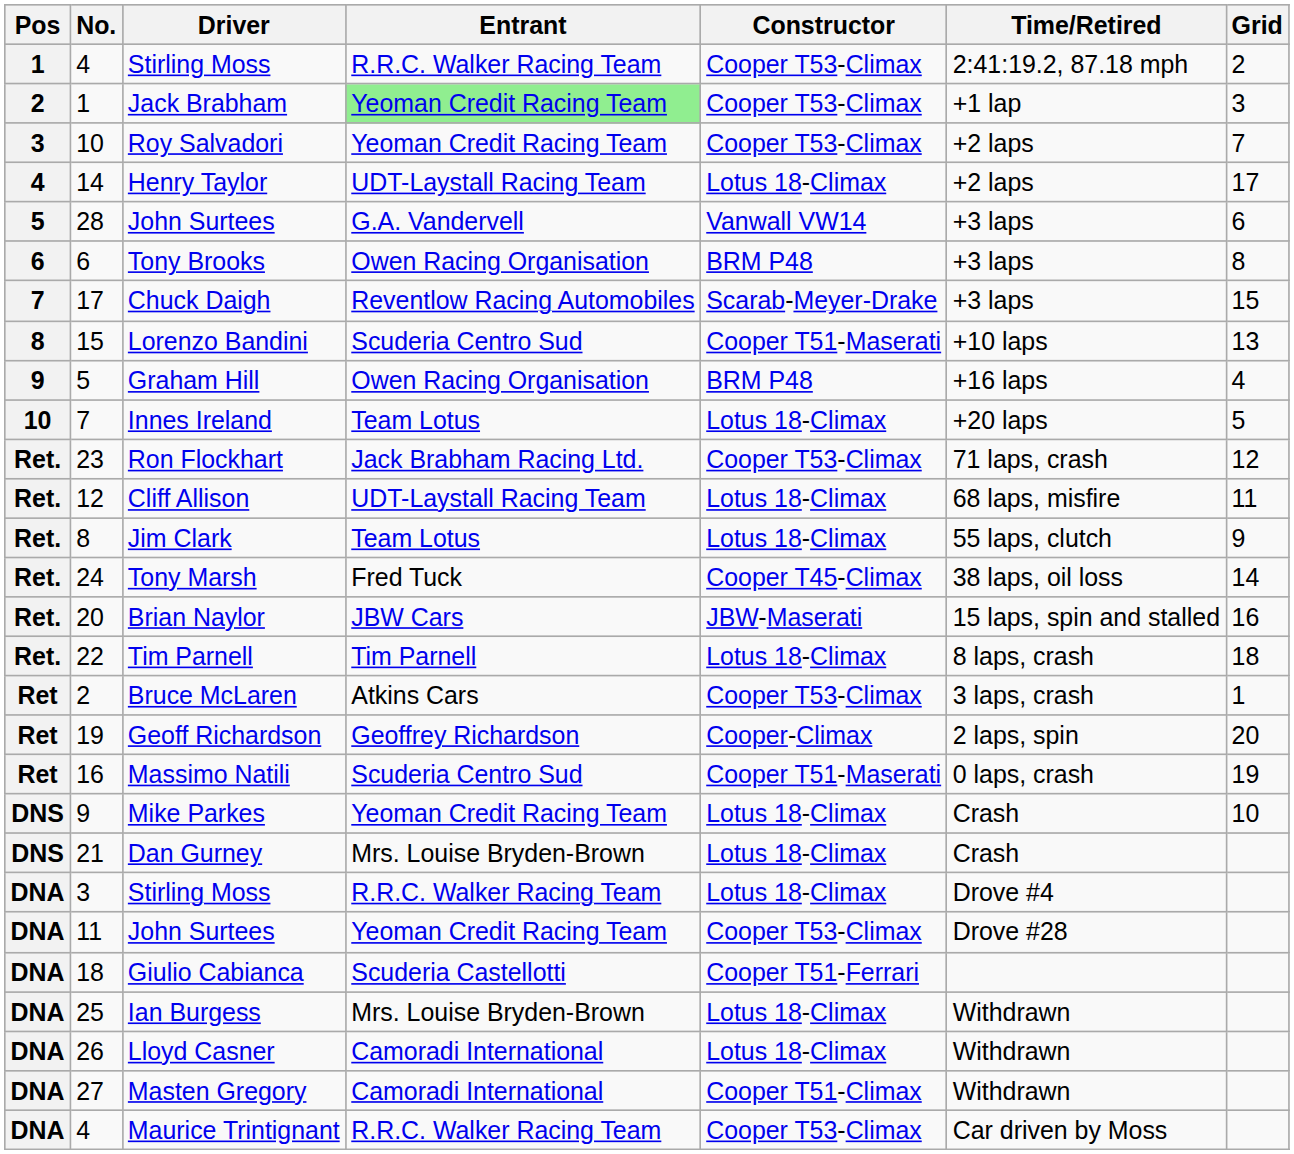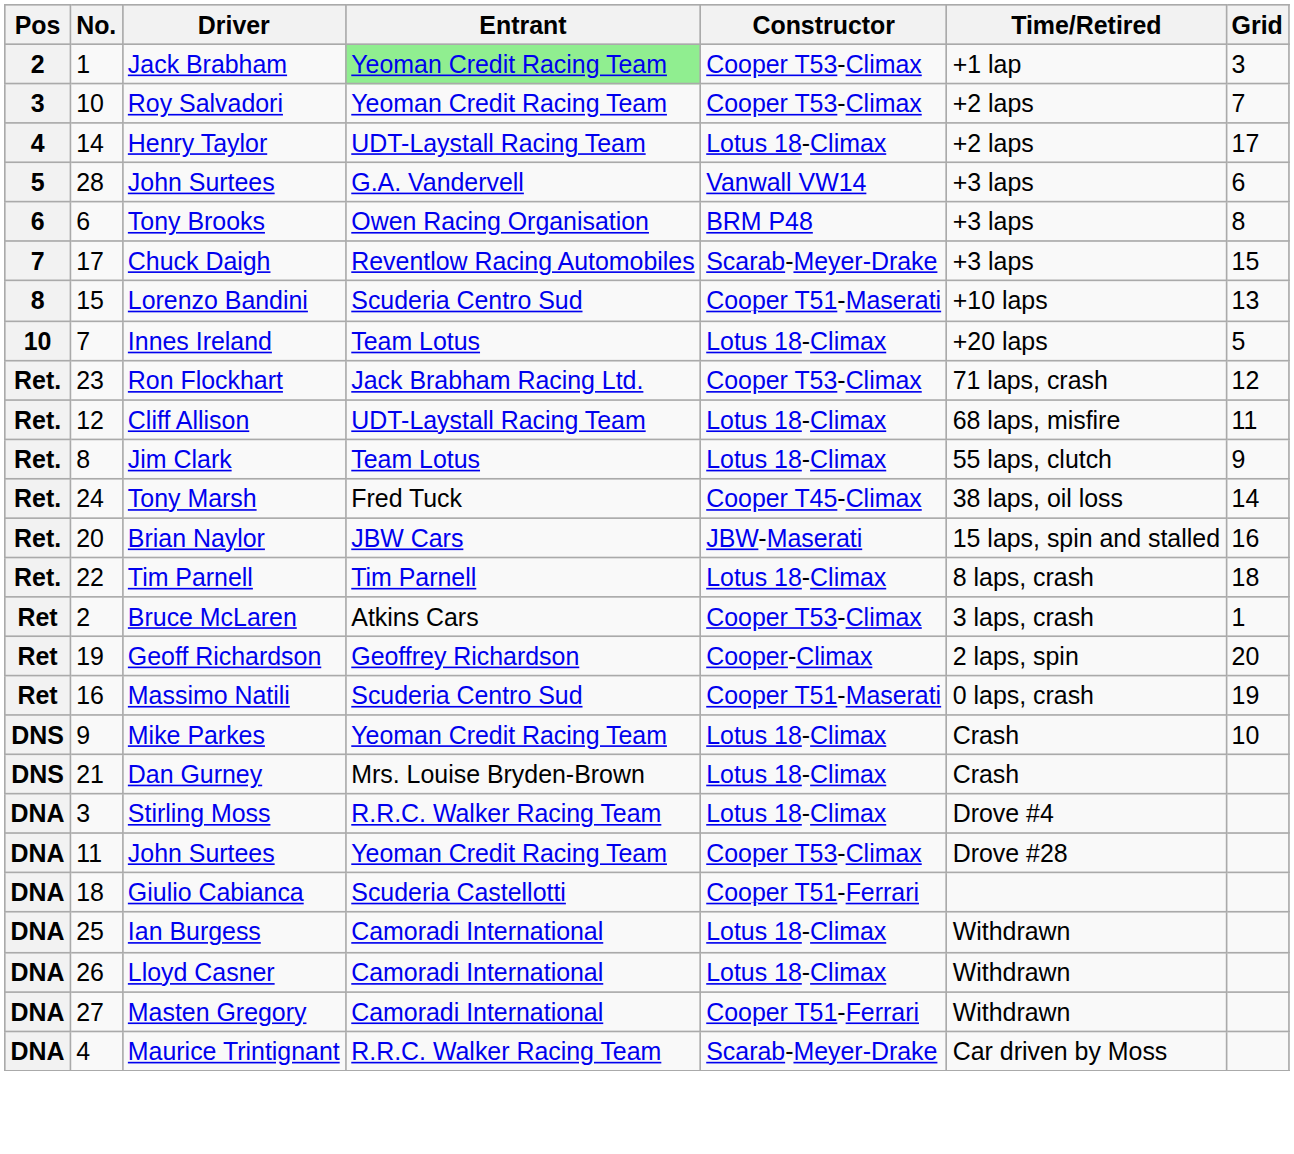- row: (83, 64)
- row: (83, 380)
(498, 1011) Mrs. Louise Bryden-Brown -> (477, 932) Camoradi International
(814, 1090) Cooper T51-Climax -> (813, 1011) Cooper T51-Ferrari
(814, 1130) Cooper T53-Climax -> (822, 1051) Scarab-Meyer-Drake
